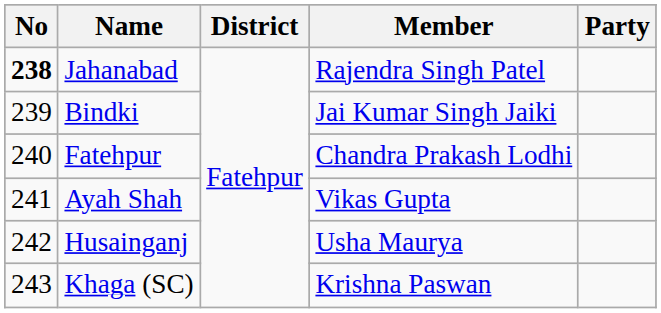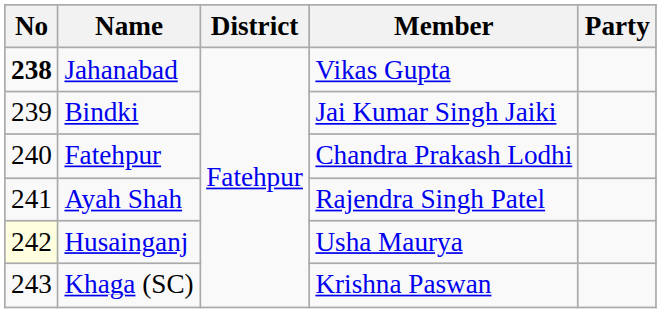(430, 69) Rajendra Singh Patel -> (383, 69) Vikas Gupta
(383, 198) Vikas Gupta -> (430, 198) Rajendra Singh Patel
(32, 241) no background -> (32, 241) lightyellow background
